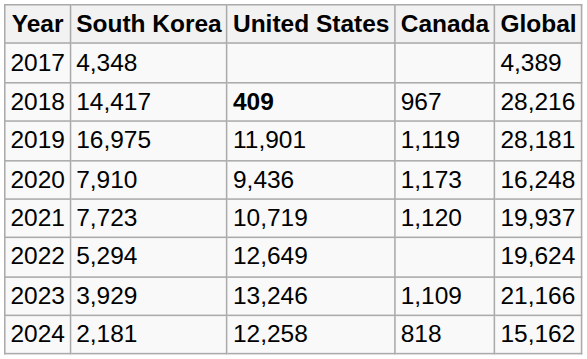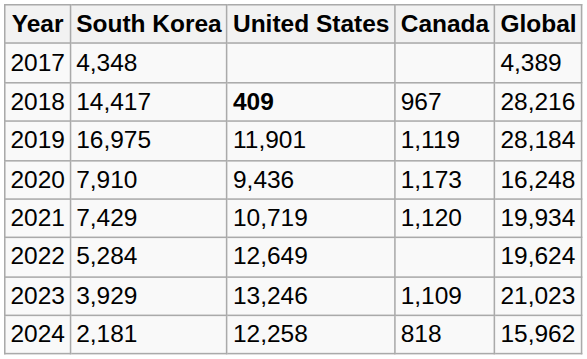(538, 140) 28,181 -> (538, 140) 28,184
(107, 218) 7,723 -> (107, 218) 7,429
(538, 218) 19,937 -> (538, 218) 19,934
(107, 256) 5,294 -> (107, 256) 5,284
(538, 295) 21,166 -> (538, 295) 21,023
(538, 334) 15,162 -> (538, 334) 15,962
